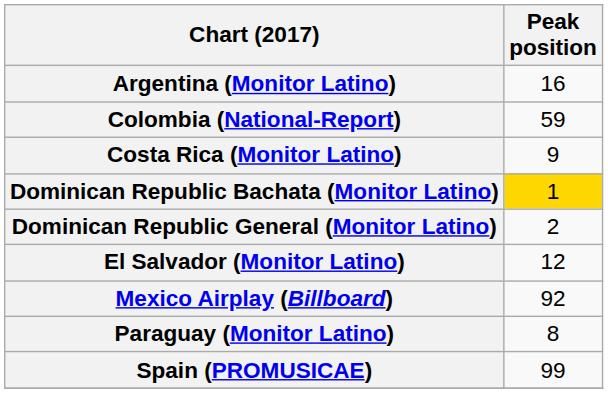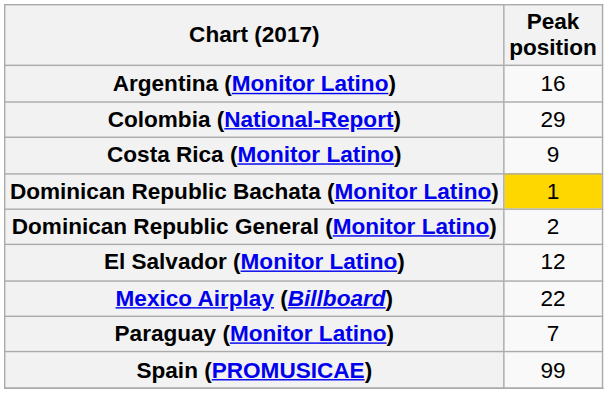(553, 119) 59 -> (553, 119) 29
(553, 298) 92 -> (553, 298) 22
(553, 333) 8 -> (553, 333) 7
